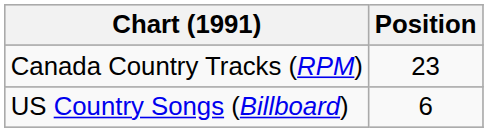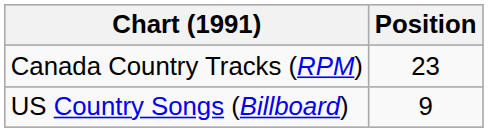(426, 106) 6 -> (426, 106) 9
